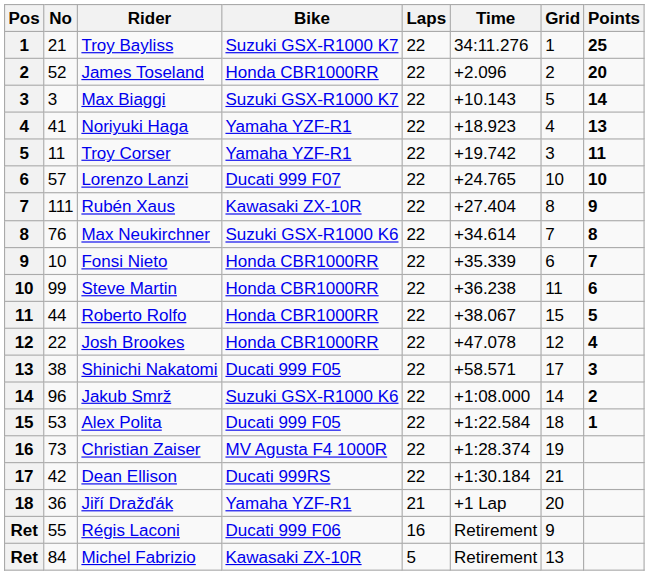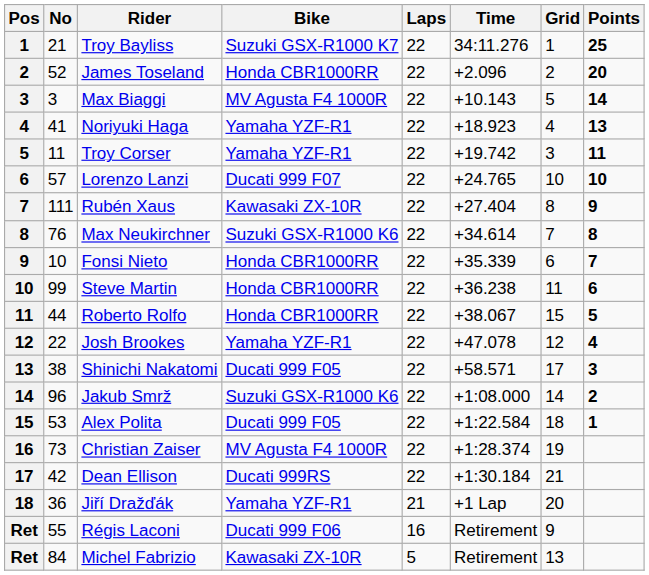(312, 99) Suzuki GSX-R1000 K7 -> (306, 99) MV Agusta F4 1000R
(302, 342) Honda CBR1000RR -> (288, 342) Yamaha YZF-R1
